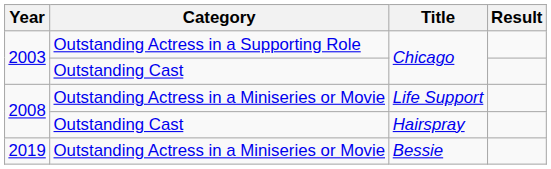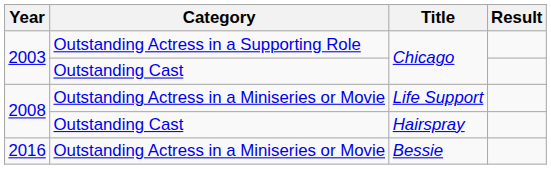(27, 151) 2019 -> (27, 151) 2016
